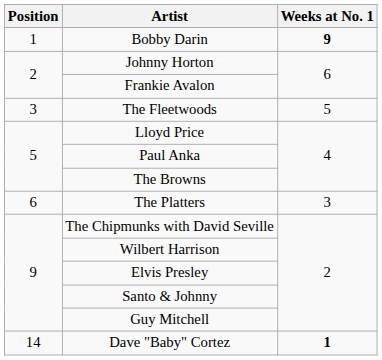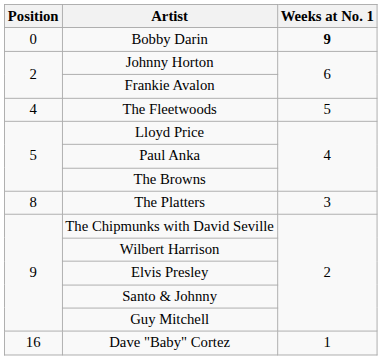(33, 39) 1 -> (33, 39) 0
(33, 109) 3 -> (33, 109) 4
(33, 202) 6 -> (33, 202) 8
(33, 343) 14 -> (33, 343) 16
(327, 343) bold -> (327, 343) normal
